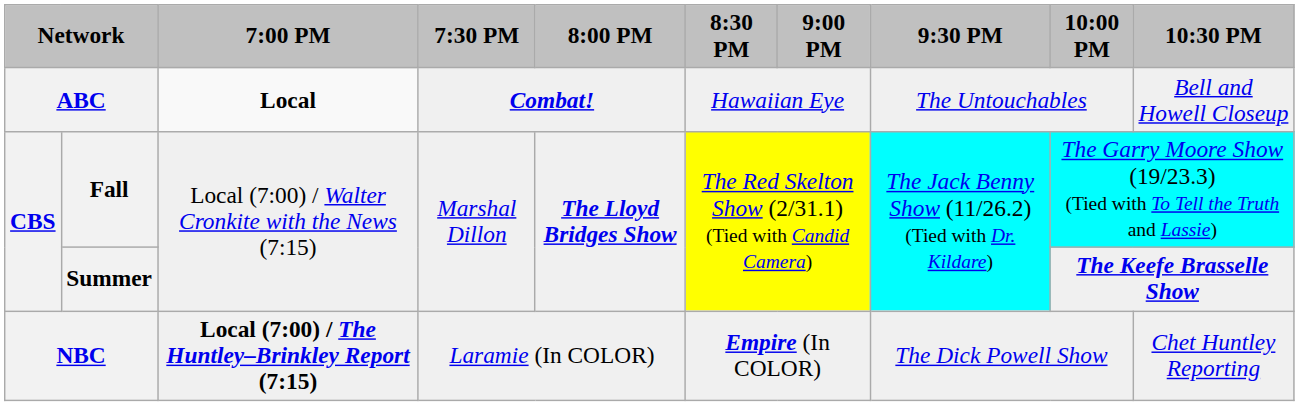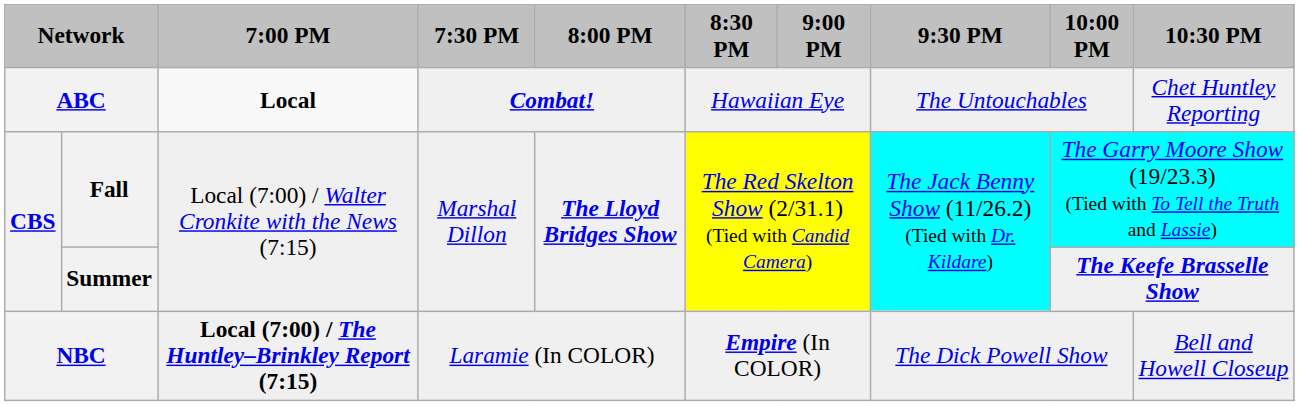(1213, 99) Bell and Howell Closeup -> (1213, 99) Chet Huntley Reporting
(1213, 355) Chet Huntley Reporting -> (1213, 355) Bell and Howell Closeup
